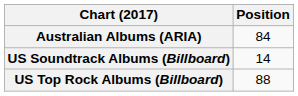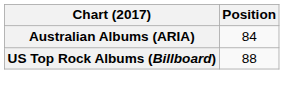- row: (119, 58)
